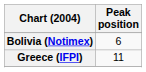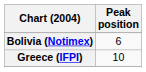(118, 58) 11 -> (118, 58) 10
